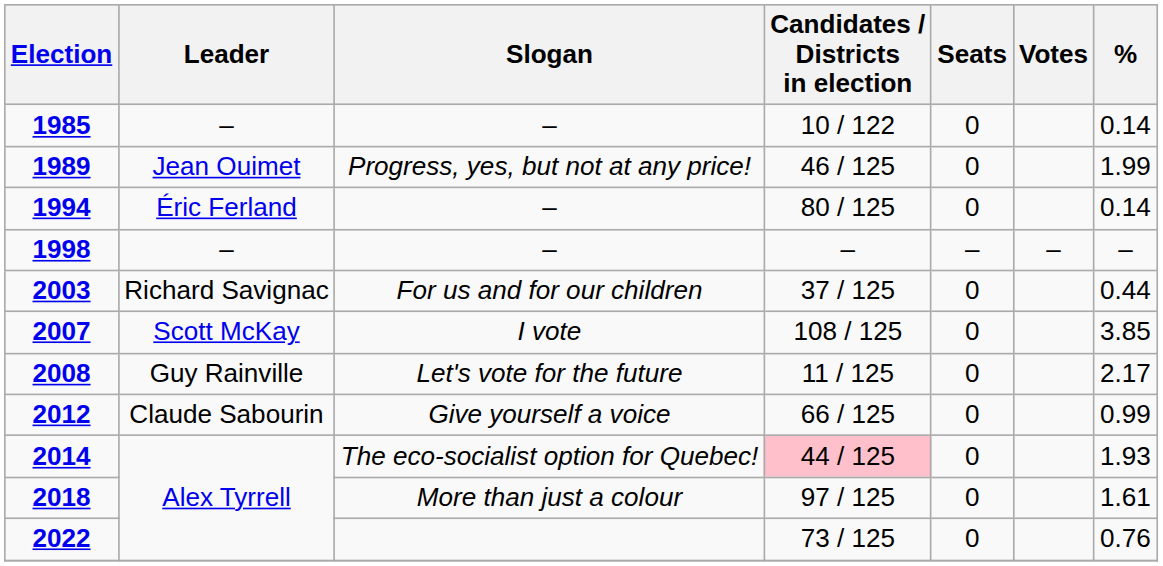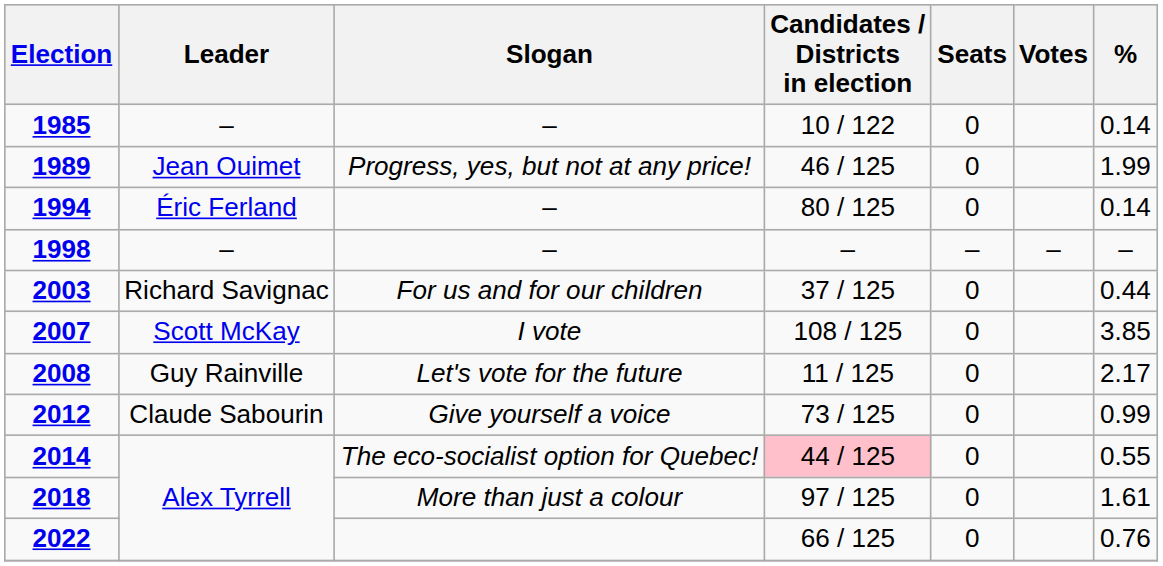(848, 414) 66 / 125 -> (848, 414) 73 / 125
(1125, 456) 1.93 -> (1125, 456) 0.55
(848, 538) 73 / 125 -> (848, 538) 66 / 125
